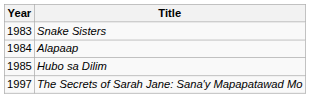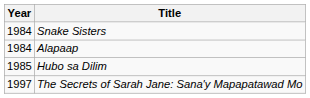(19, 31) 1983 -> (19, 31) 1984
